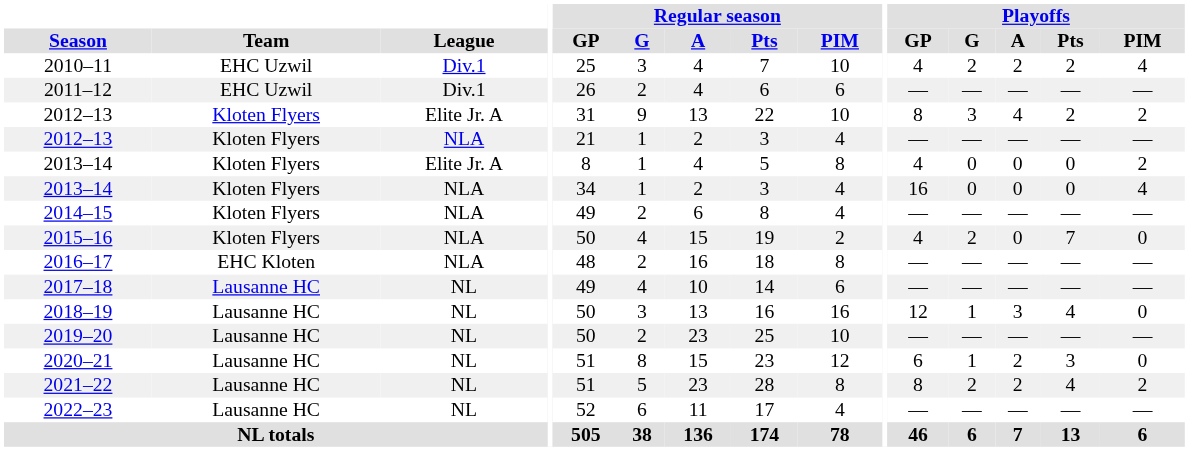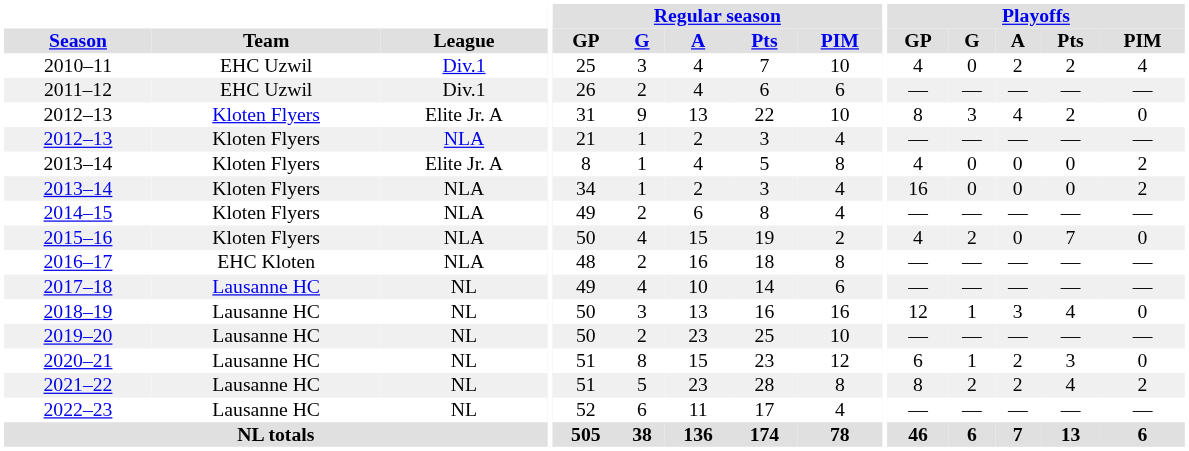(972, 65) 2 -> (972, 65) 0
(1143, 114) 2 -> (1143, 114) 0
(1143, 188) 4 -> (1143, 188) 2
